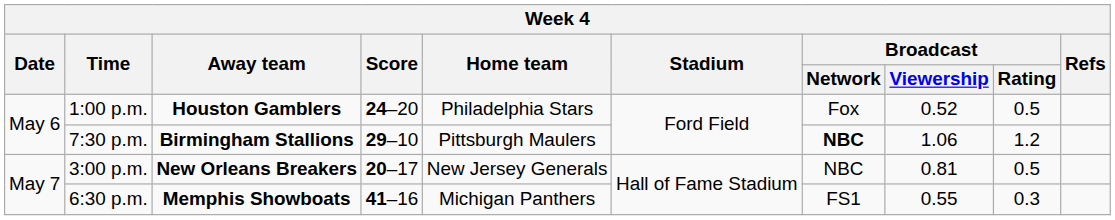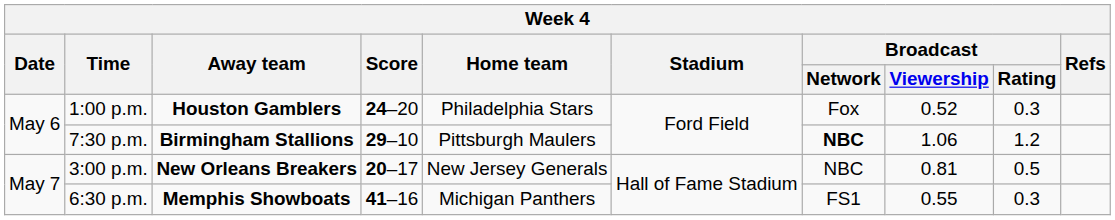(1027, 109) 0.5 -> (1027, 109) 0.3
